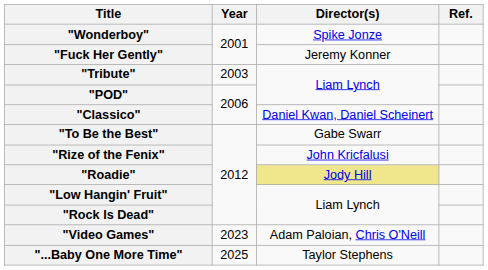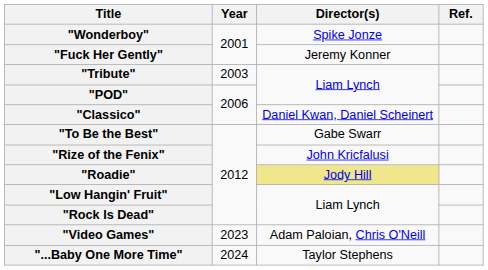(234, 255) 2025 -> (234, 255) 2024
